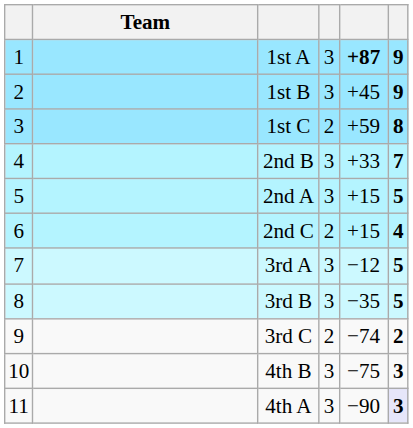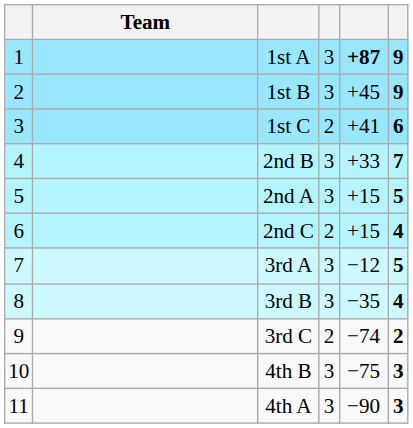(364, 126) +59 -> (364, 126) +41
(398, 126) 8 -> (398, 126) 6
(398, 300) 5 -> (398, 300) 4
(398, 405) lavender background -> (398, 405) no background
